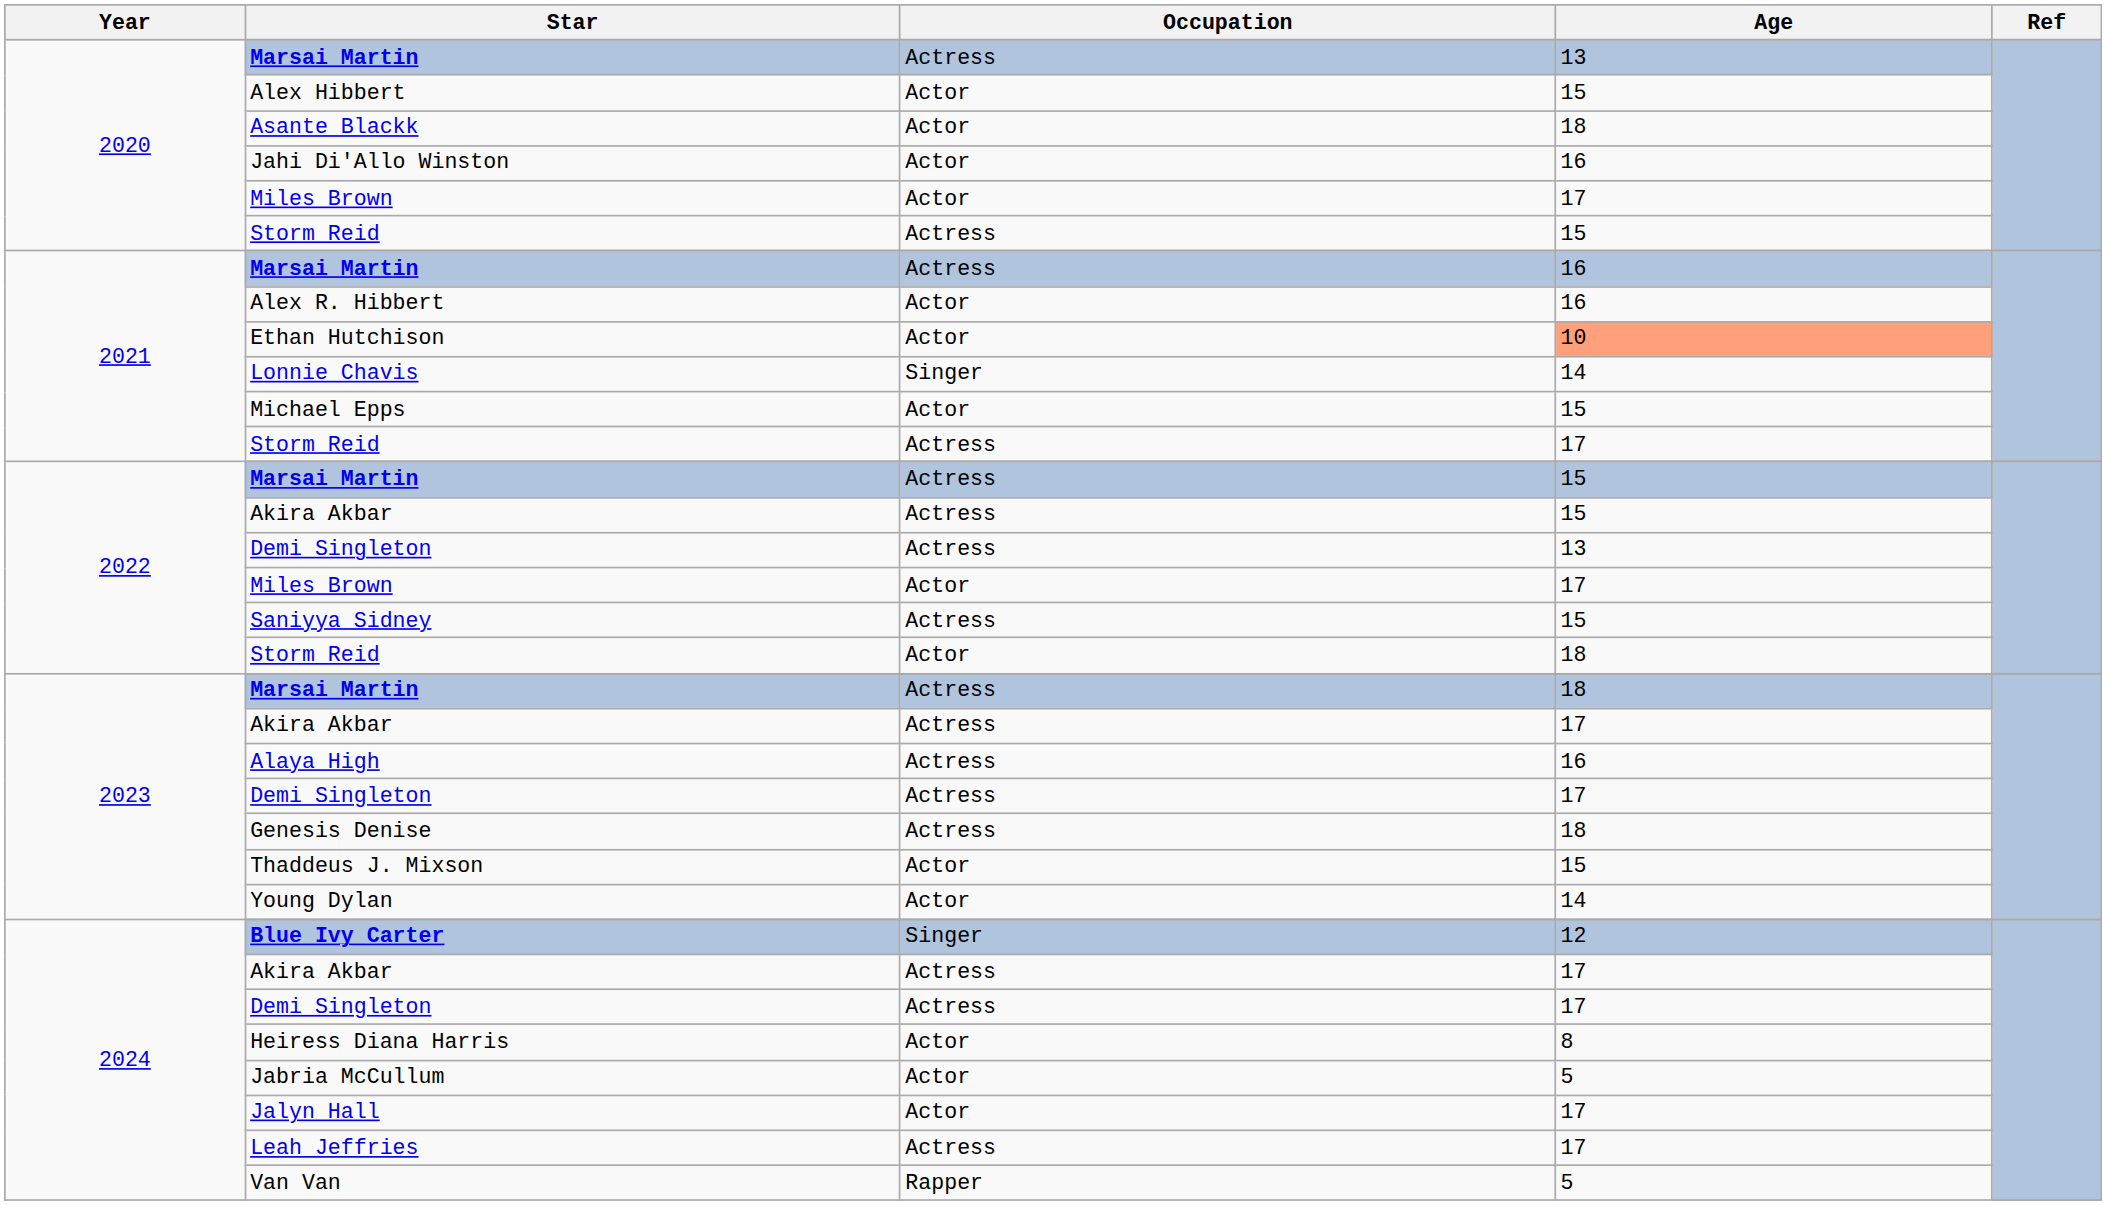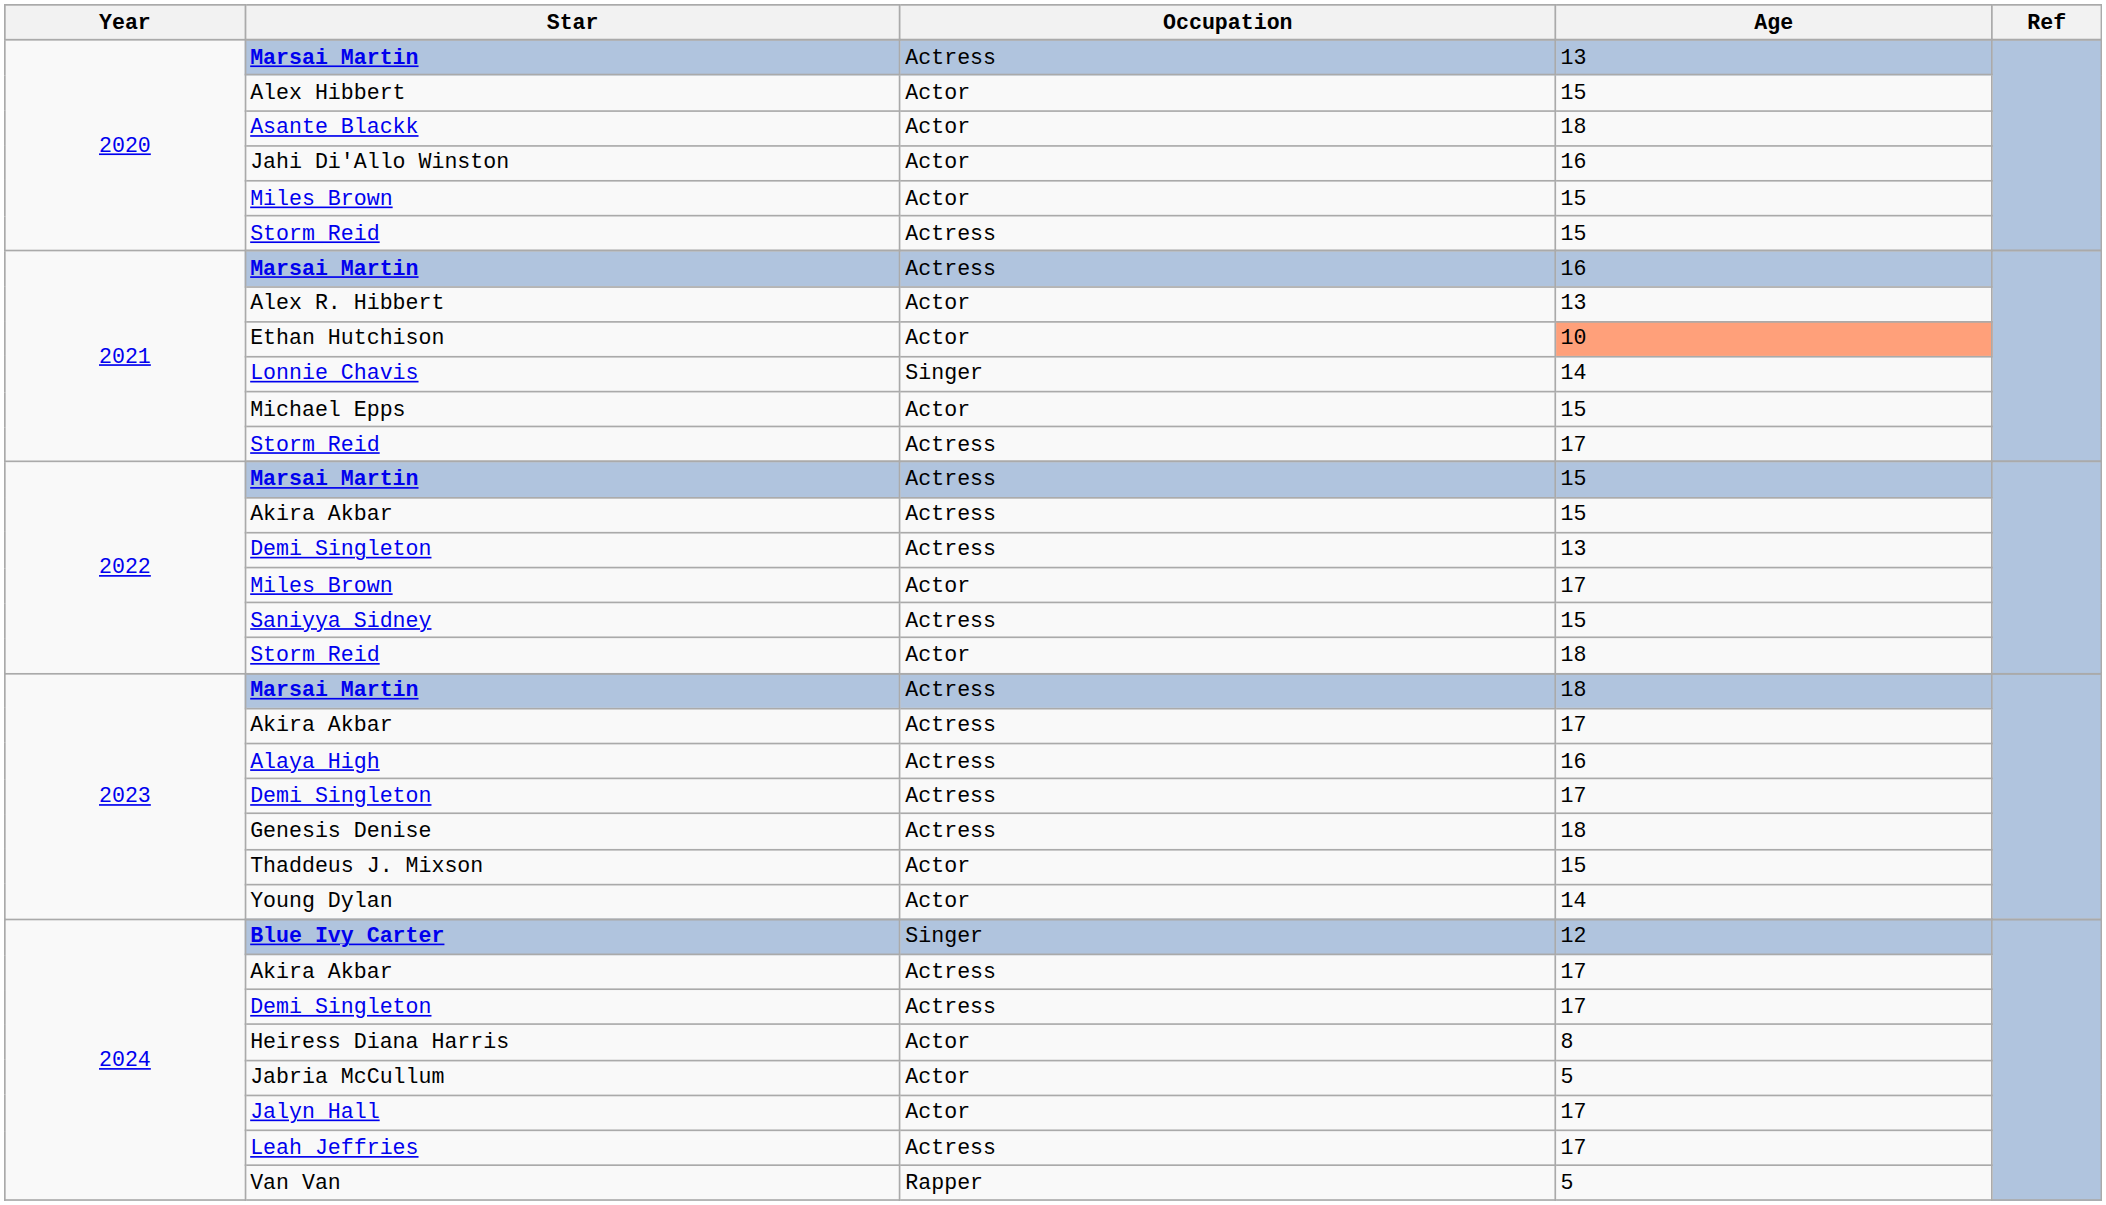(1573, 198) 17 -> (1573, 198) 15
(1573, 304) 16 -> (1573, 304) 13
